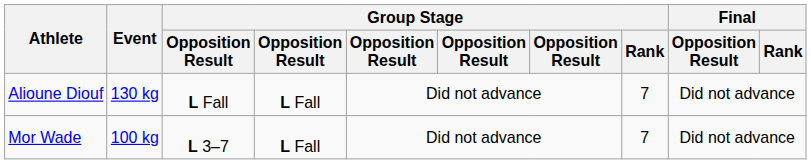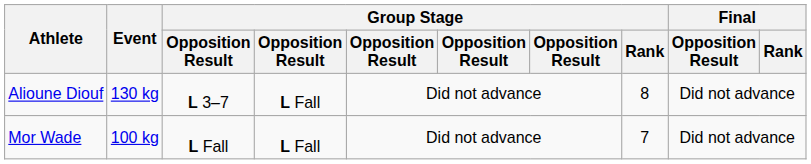(208, 104) L Fall -> (208, 104) L 3–7
(645, 95) 7 -> (645, 95) 8
(208, 147) L 3–7 -> (208, 147) L Fall
